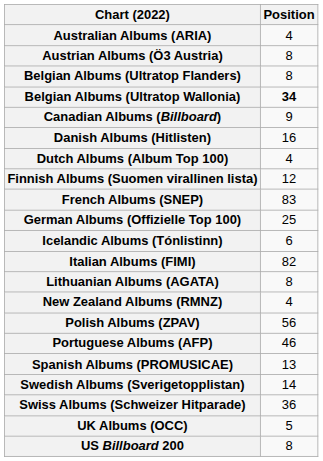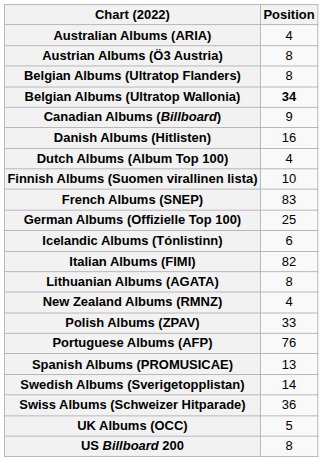(289, 179) 12 -> (289, 179) 10
(289, 323) 56 -> (289, 323) 33
(289, 343) 46 -> (289, 343) 76
